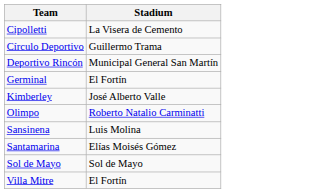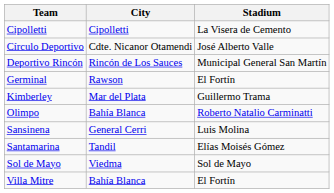+ column: (141, 12)
(125, 46) Guillermo Trama -> (235, 46) José Alberto Valle
(127, 96) José Alberto Valle -> (234, 96) Guillermo Trama
